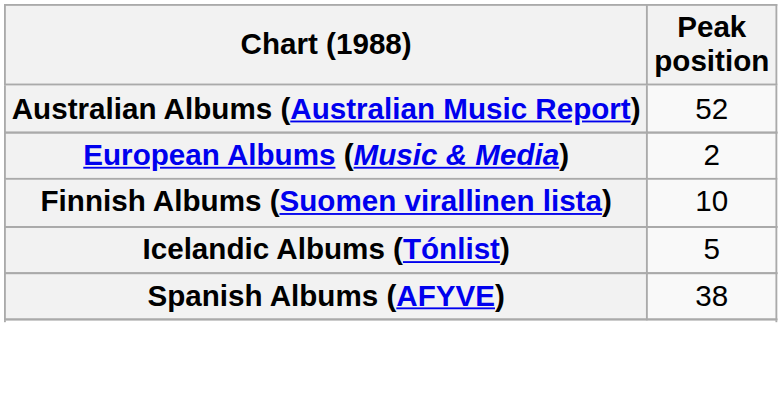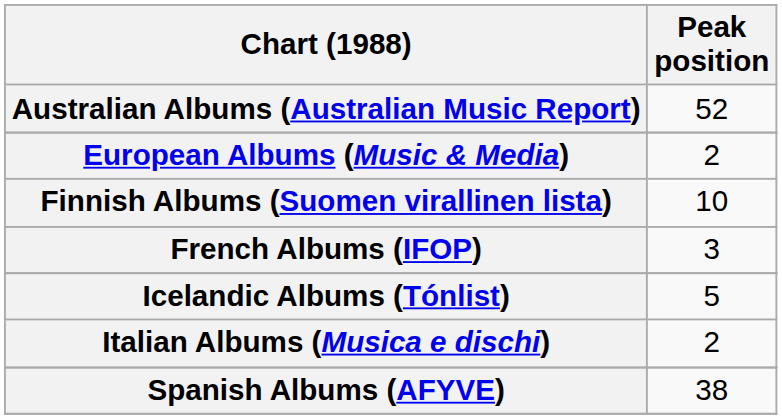+ row: (326, 249)
+ row: (326, 342)
